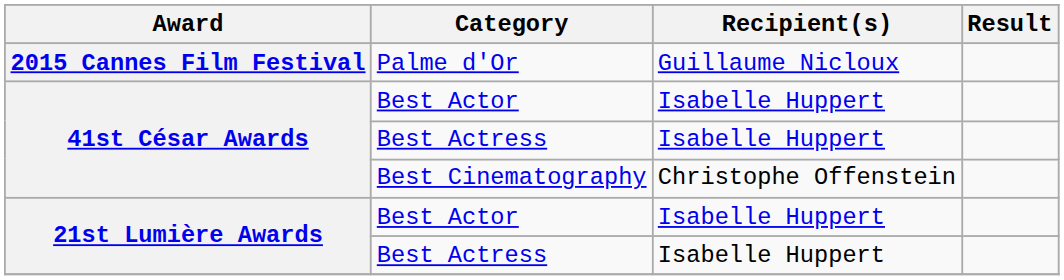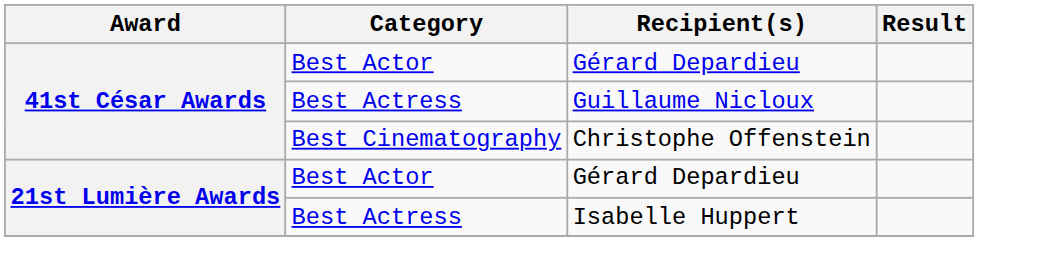- row: (188, 63)
(771, 101) Isabelle Huppert -> (686, 63) Gérard Depardieu
(771, 140) Isabelle Huppert -> (693, 101) Guillaume Nicloux
(771, 217) Isabelle Huppert -> (686, 178) Gérard Depardieu
